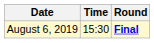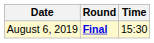columns swapped: (96, 12) <-> (131, 12)
